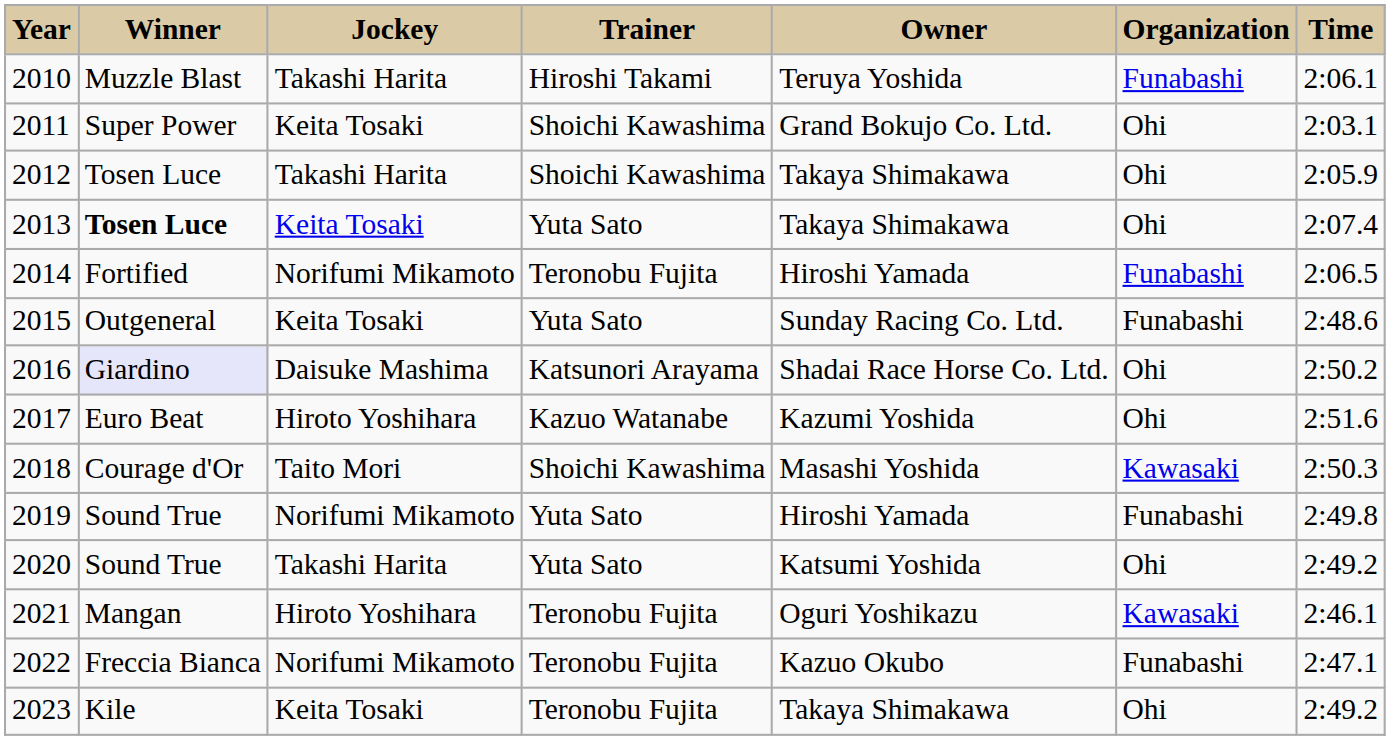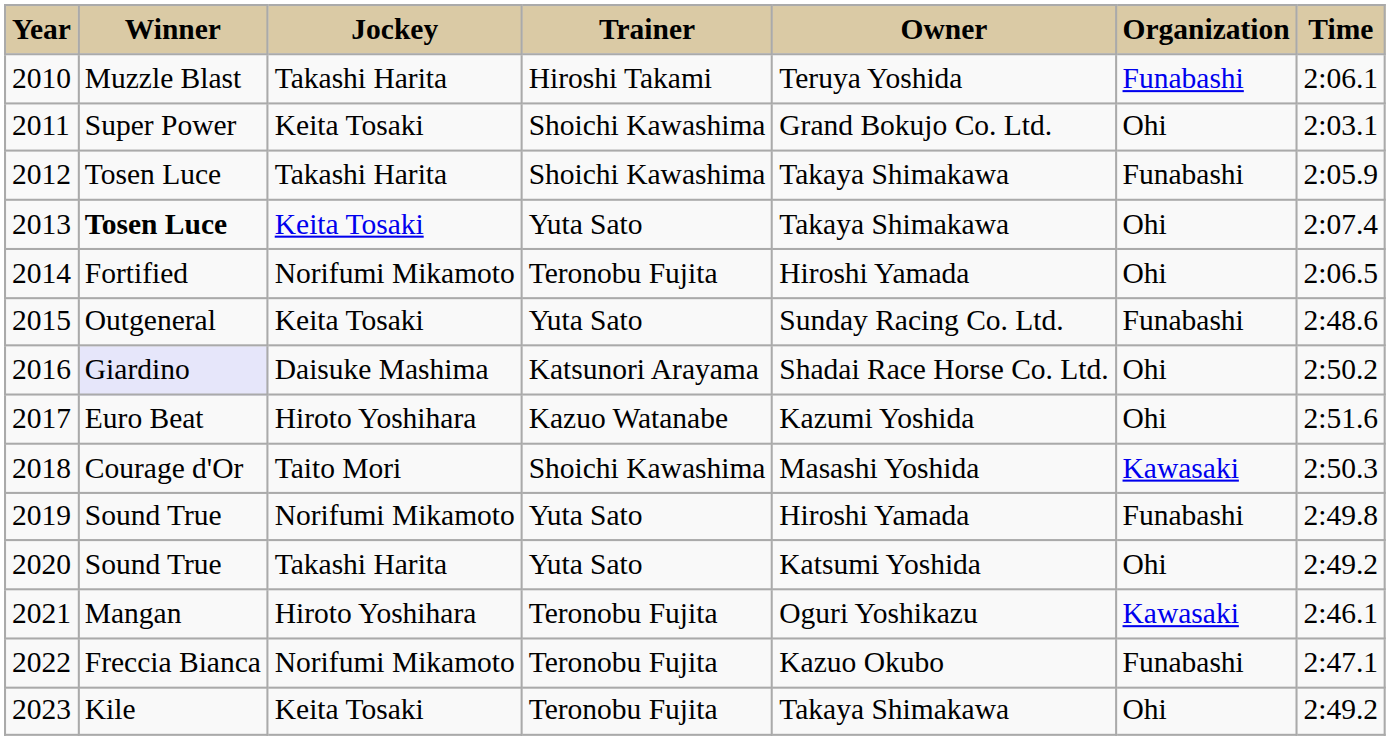(1145, 175) Ohi -> (1183, 175) Funabashi
(1183, 272) Funabashi -> (1145, 272) Ohi
